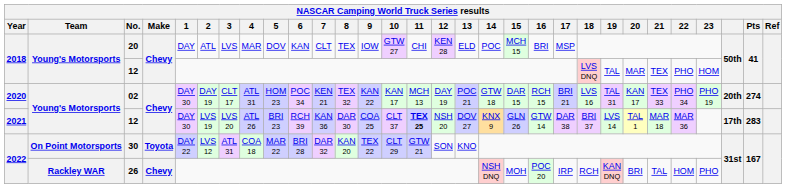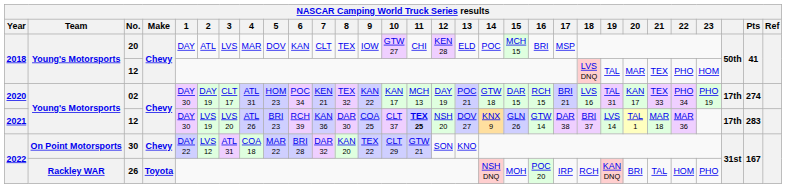(733, 96) 20th -> (733, 96) 17th
(159, 146) Toyota -> (159, 146) Chevy
(159, 171) Chevy -> (159, 171) Toyota
